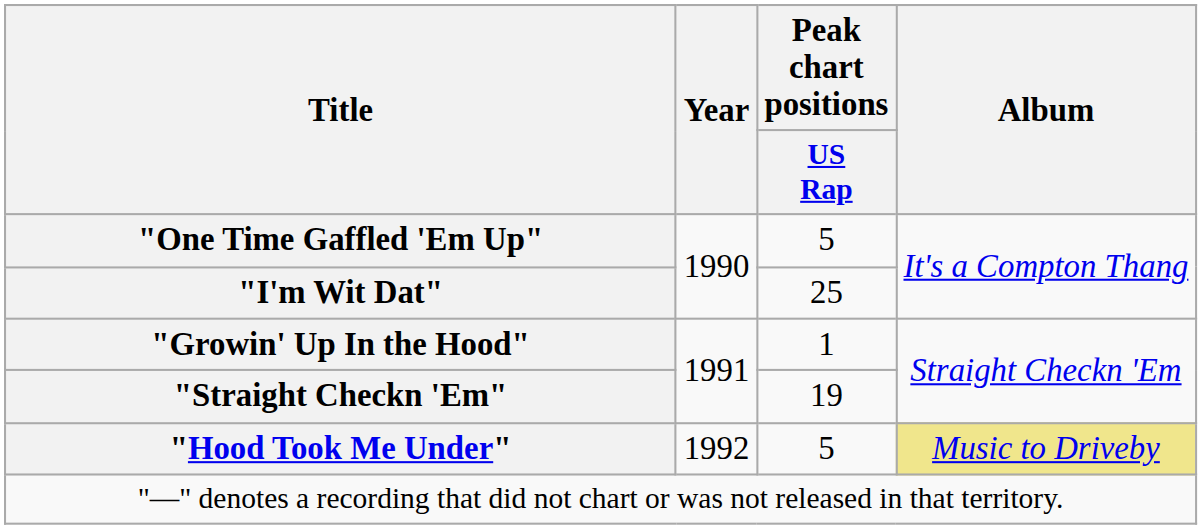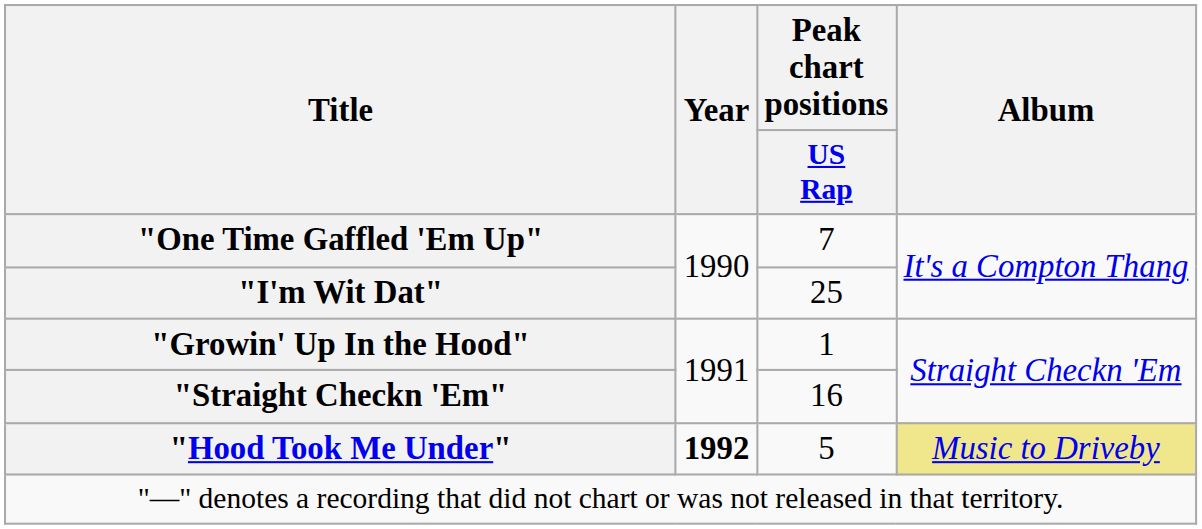(826, 239) 5 -> (826, 239) 7
(826, 395) 19 -> (826, 395) 16
(717, 447) normal -> (717, 447) bold
